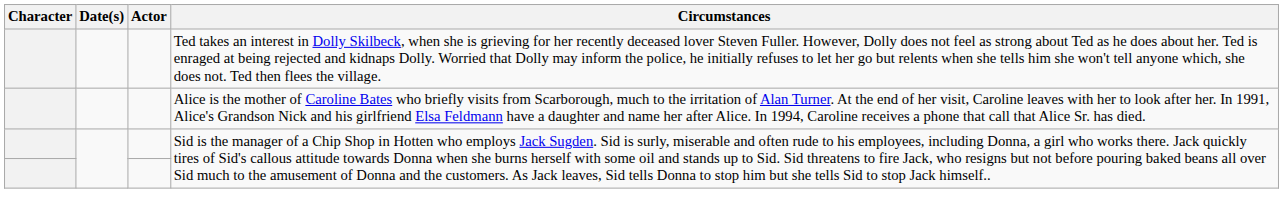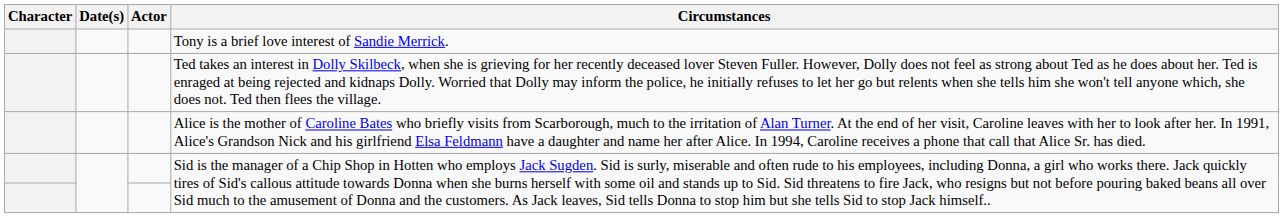+ row: (40, 41)
